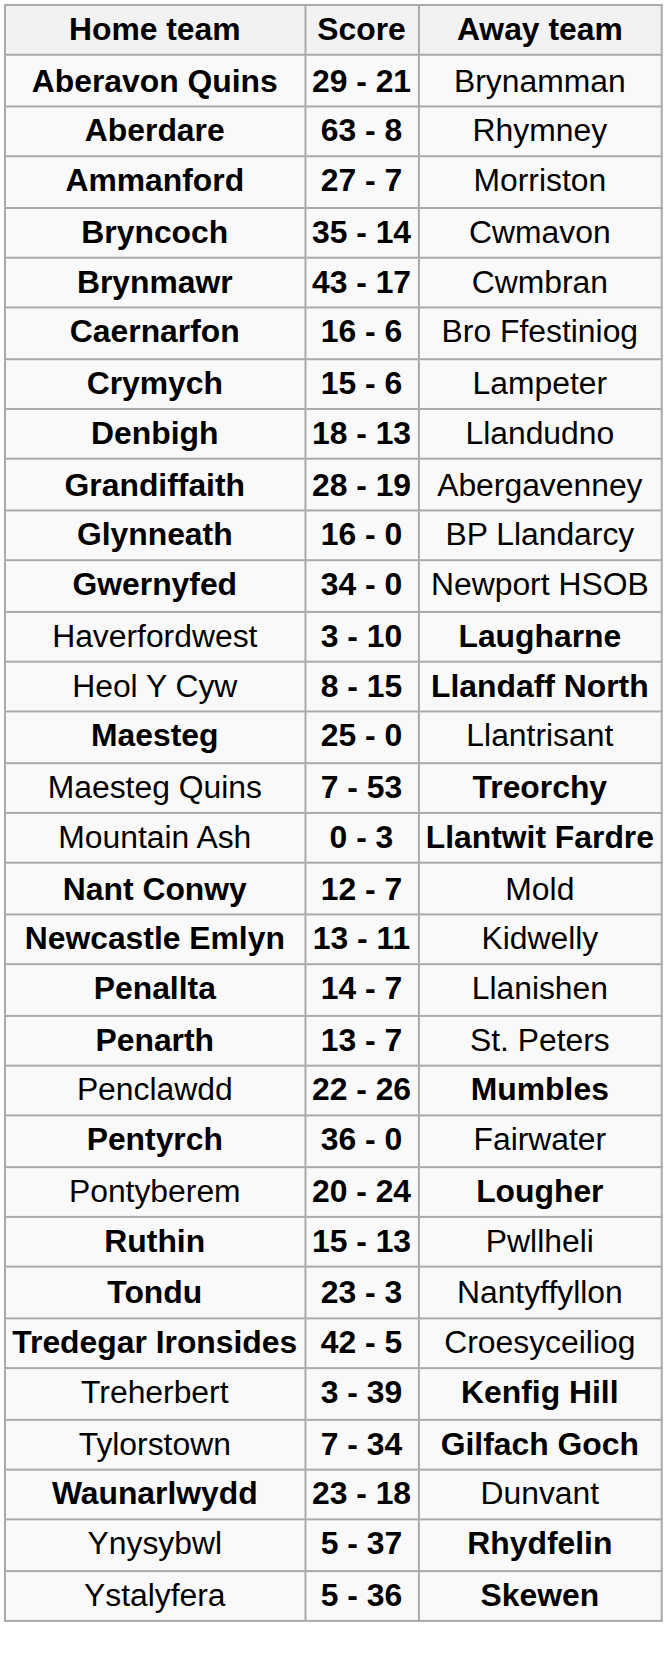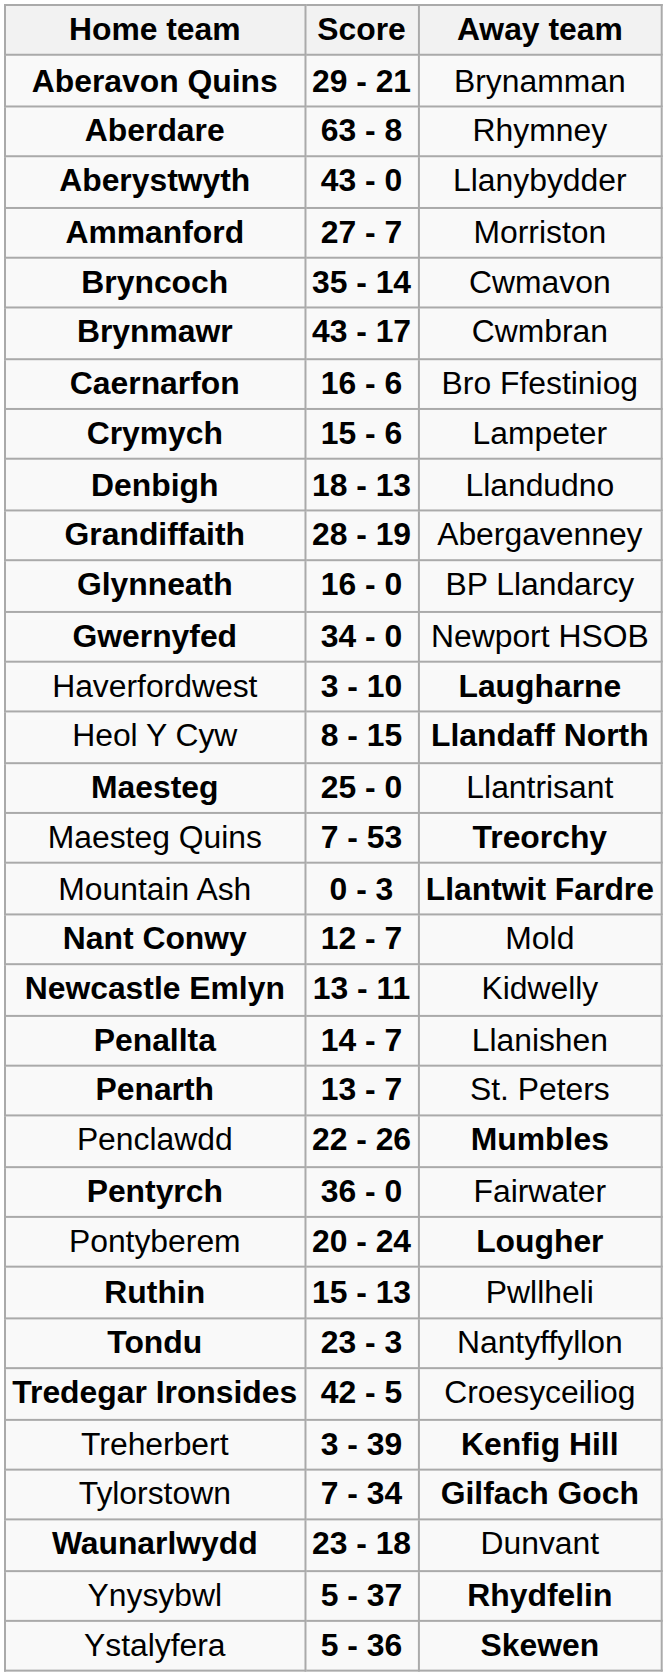+ row: (155, 181)
